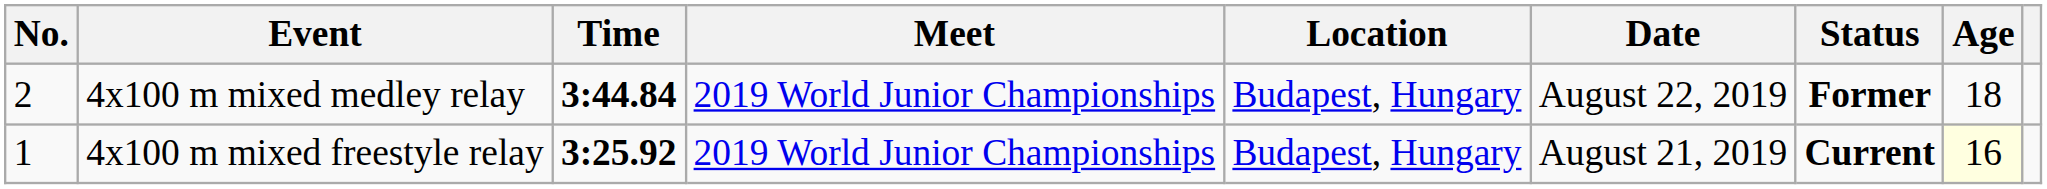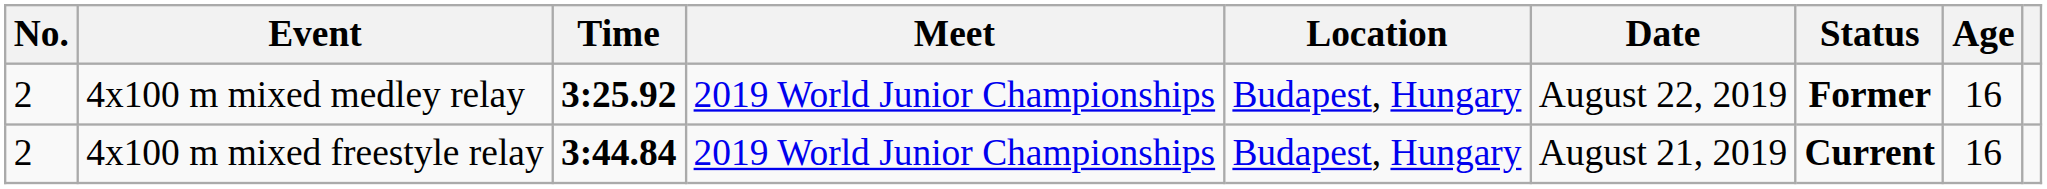(619, 93) 3:44.84 -> (619, 93) 3:25.92
(1983, 93) 18 -> (1983, 93) 16
(23, 152) 1 -> (23, 152) 2
(619, 152) 3:25.92 -> (619, 152) 3:44.84
(1983, 152) lightyellow background -> (1983, 152) no background
